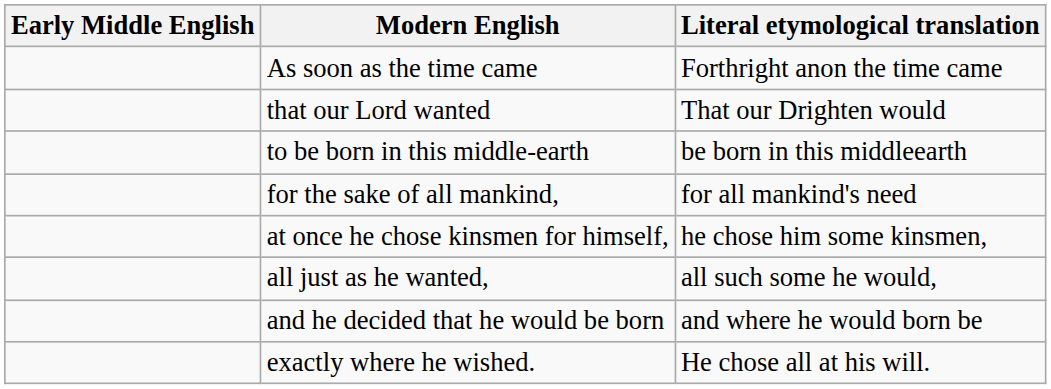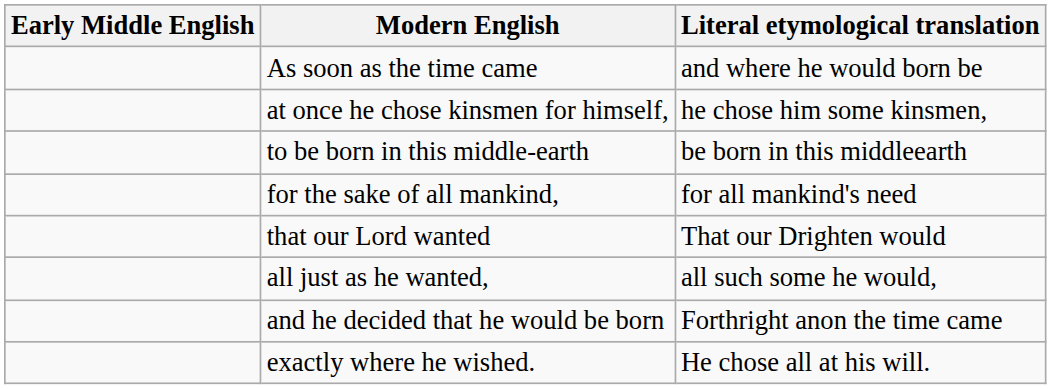(842, 67) Forthright anon the time came -> (832, 67) and where he would born be
rows swapped: (378, 109) <-> (468, 236)
(832, 320) and where he would born be -> (842, 320) Forthright anon the time came
